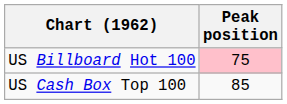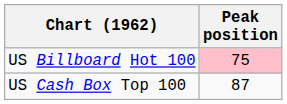(240, 86) 85 -> (240, 86) 87
